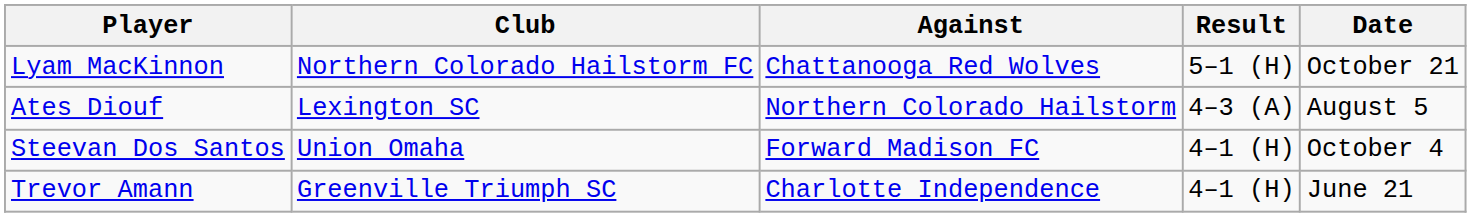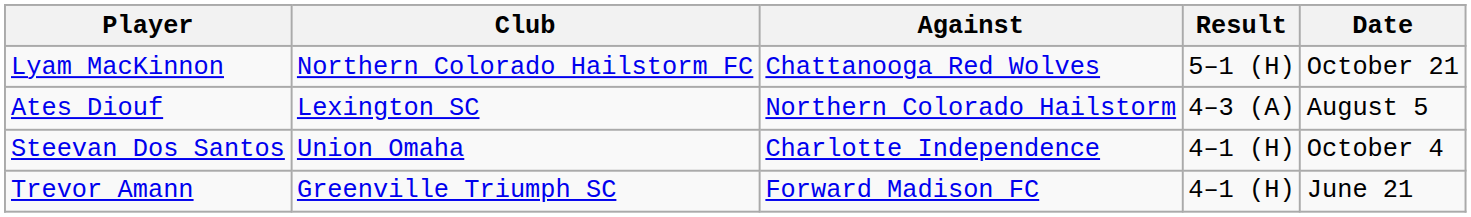(902, 150) Forward Madison FC -> (933, 150) Charlotte Independence
(933, 191) Charlotte Independence -> (902, 191) Forward Madison FC
